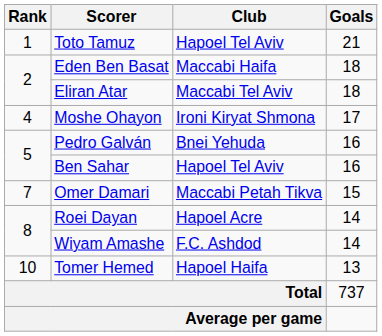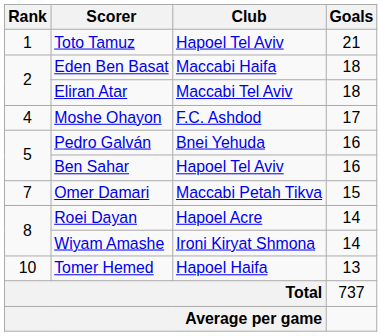(246, 117) Ironi Kiryat Shmona -> (219, 117) F.C. Ashdod
(219, 243) F.C. Ashdod -> (246, 243) Ironi Kiryat Shmona
